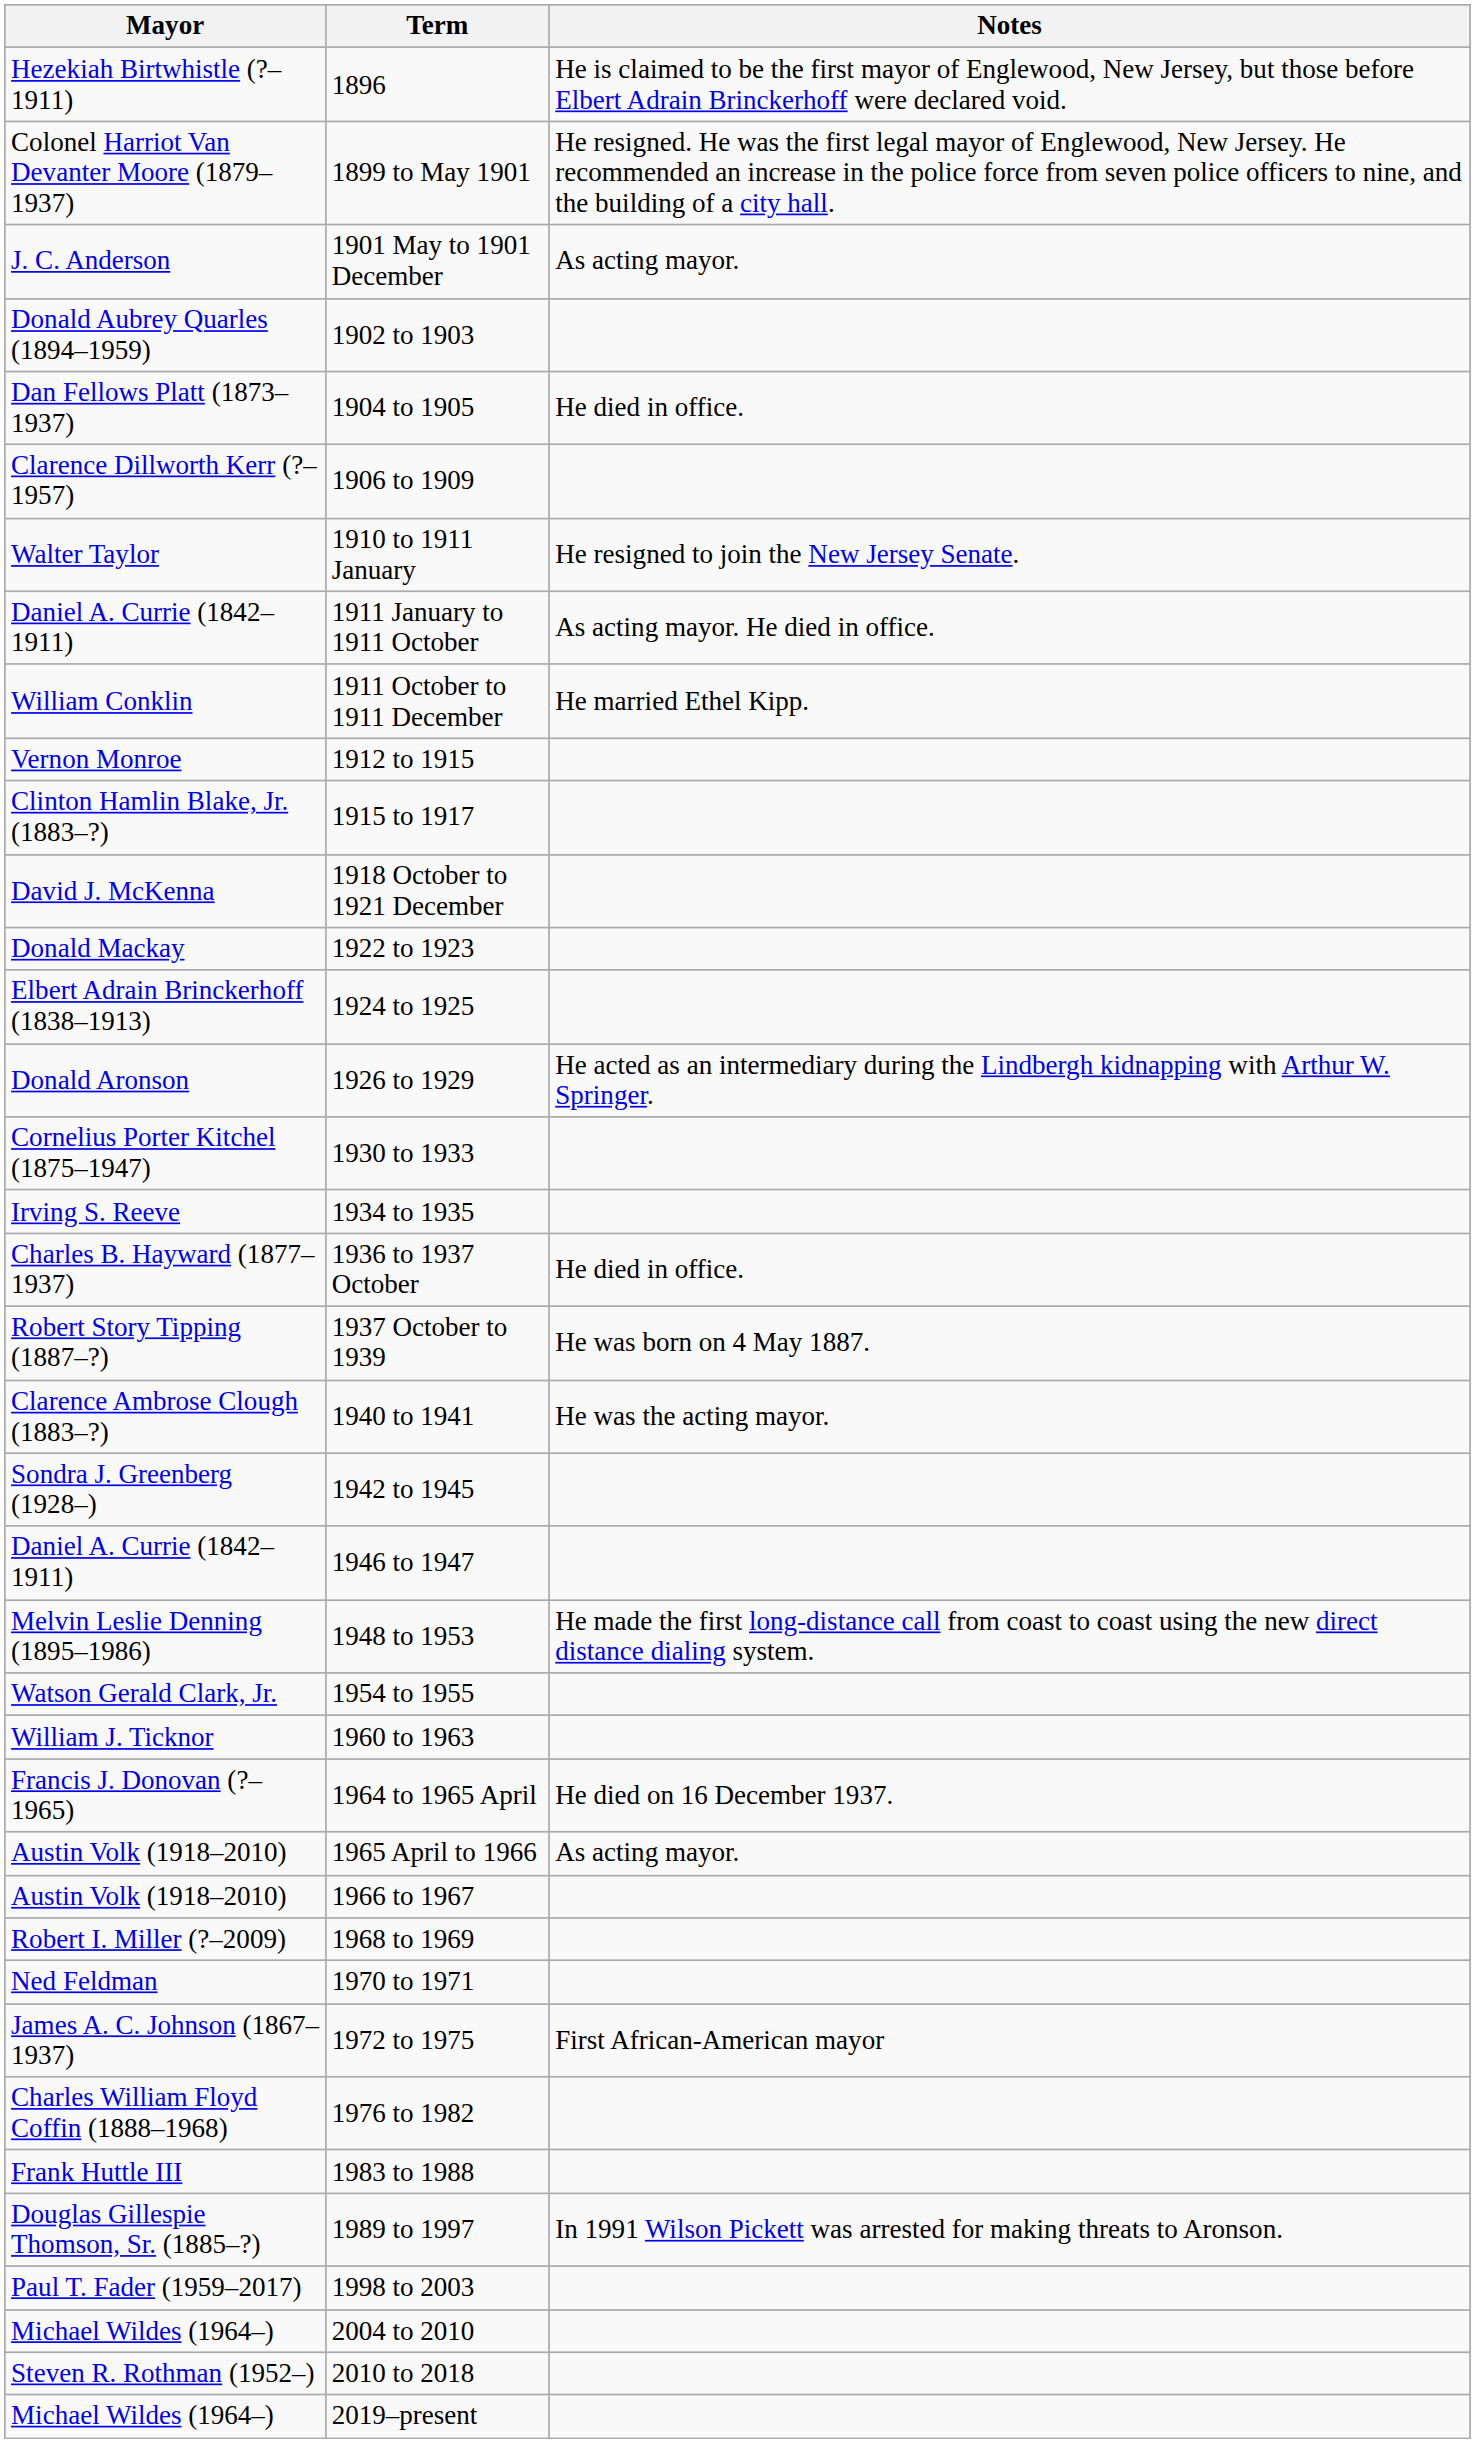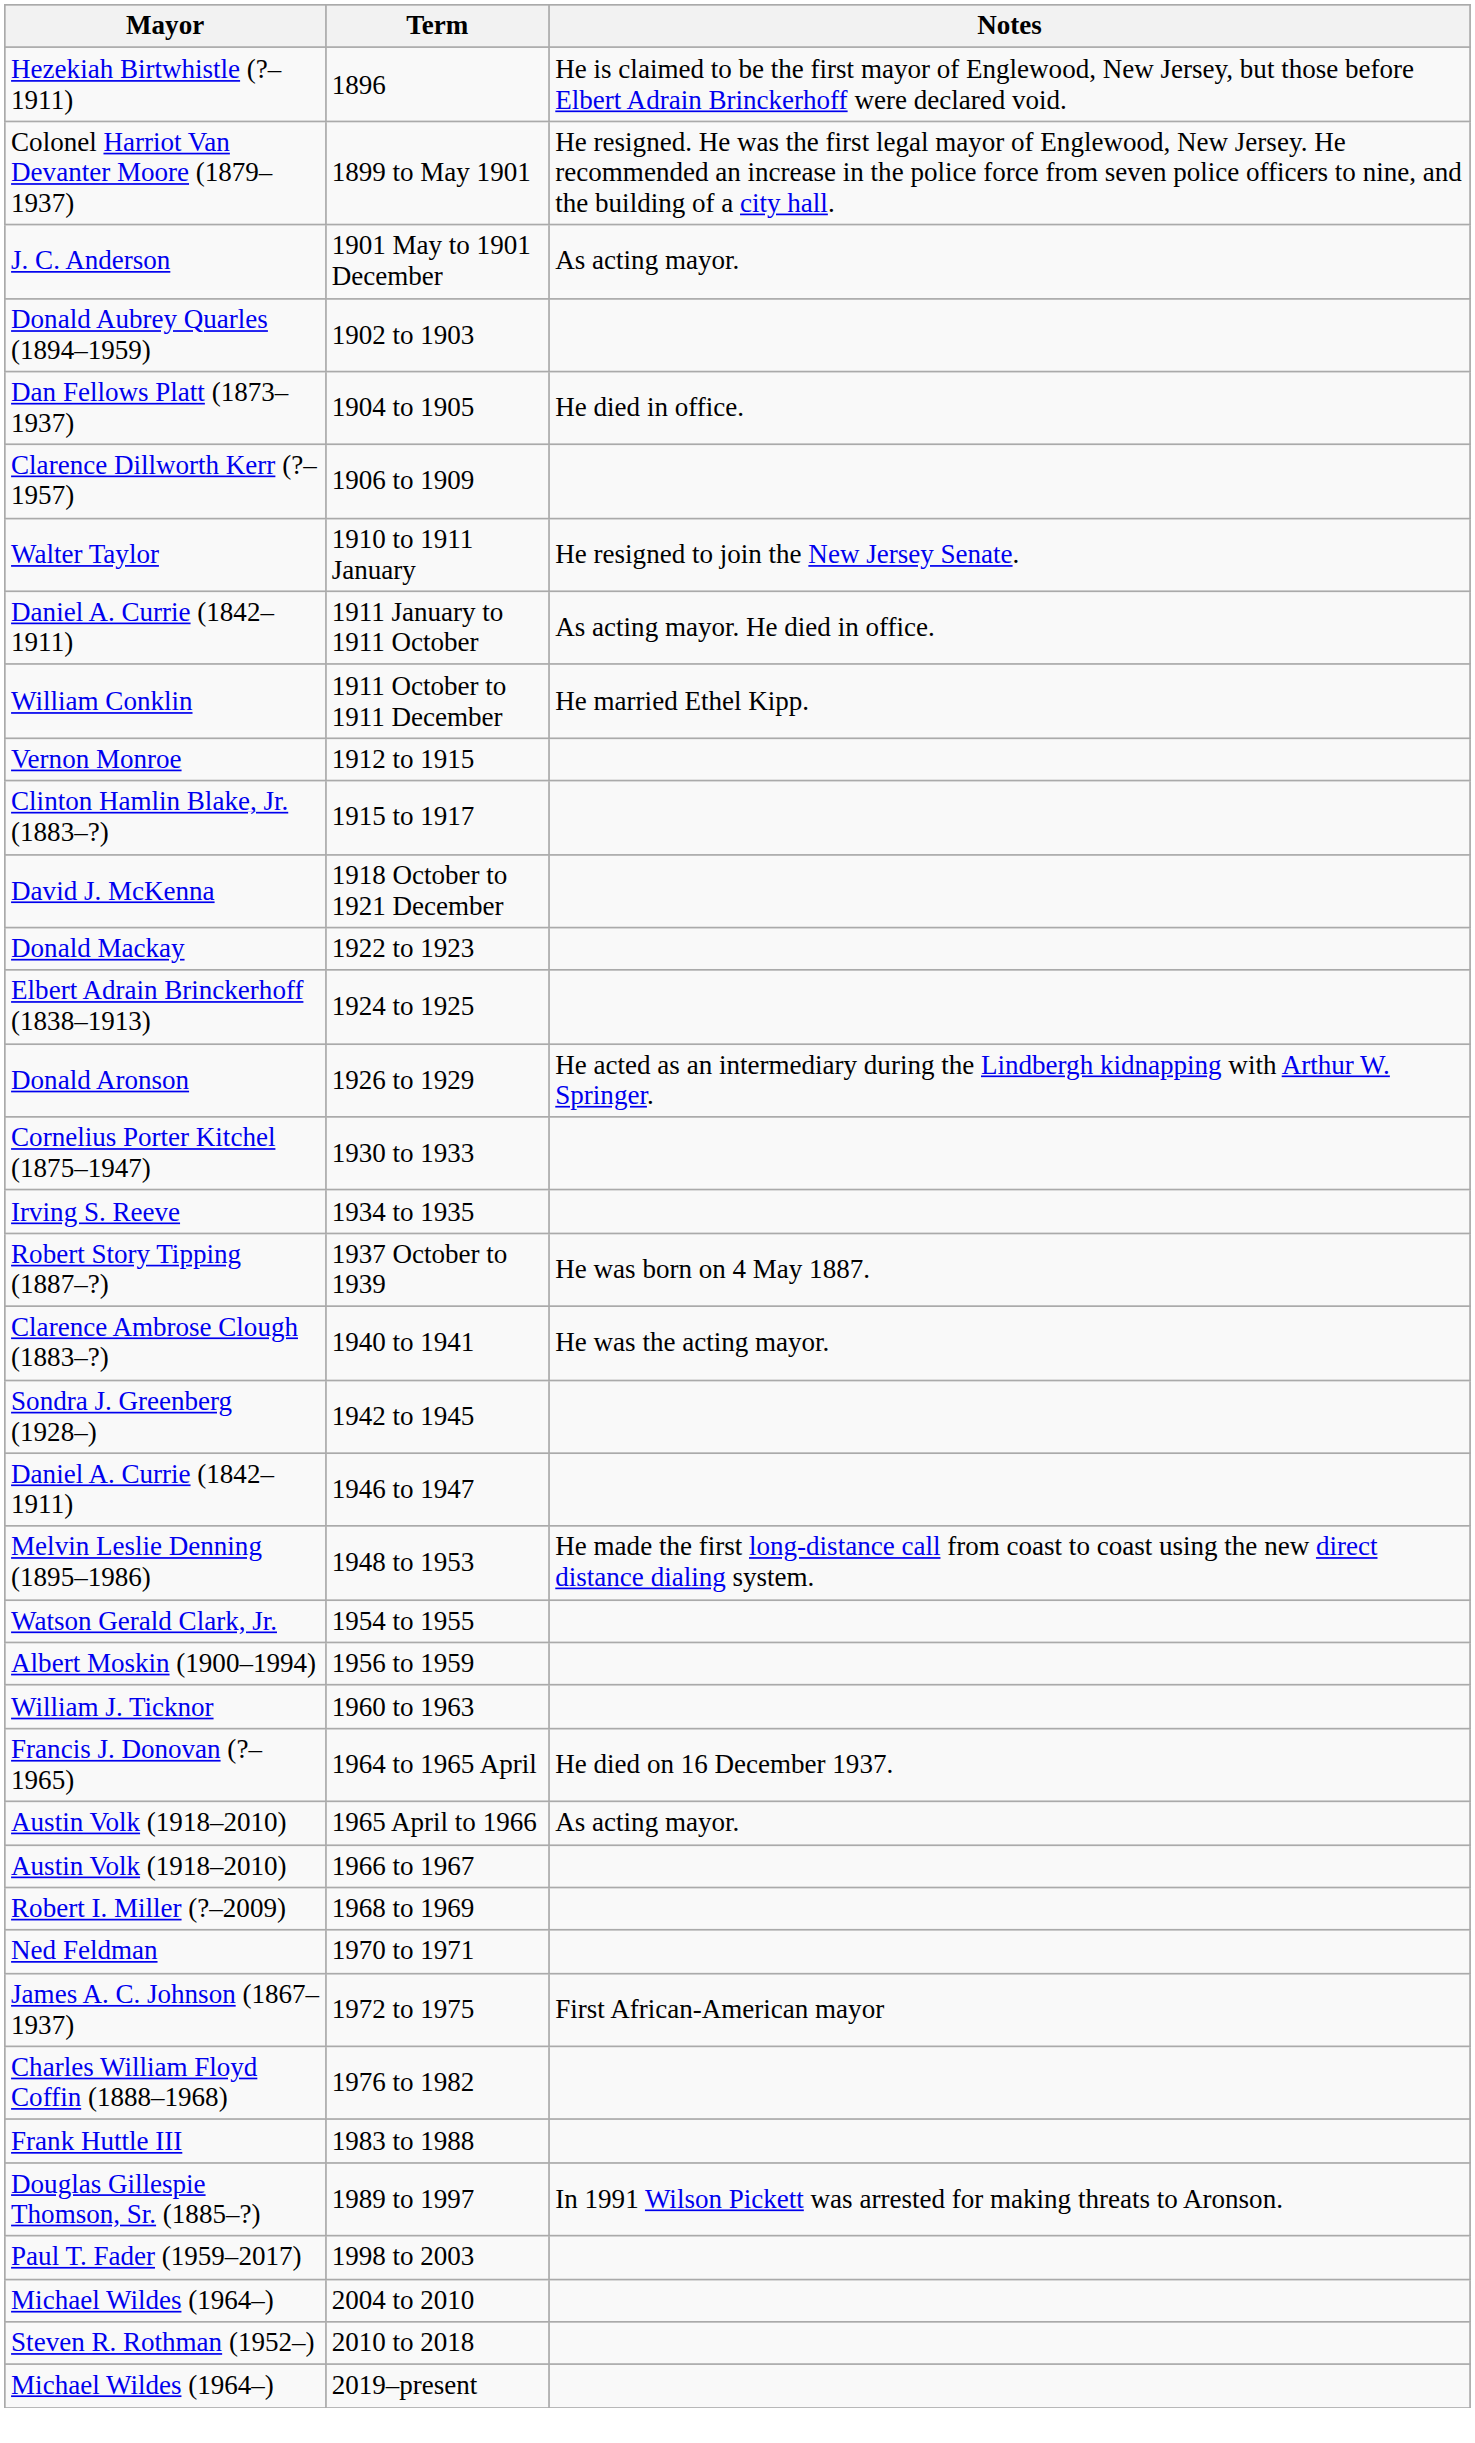- row: (403, 1269)
+ row: (403, 1663)
